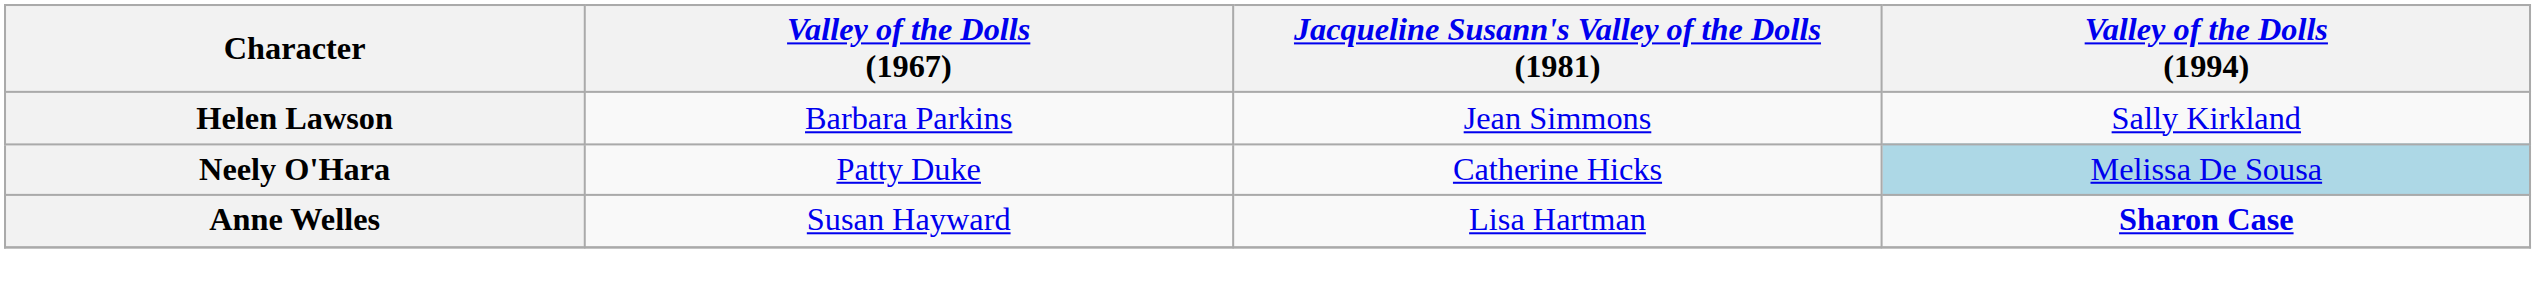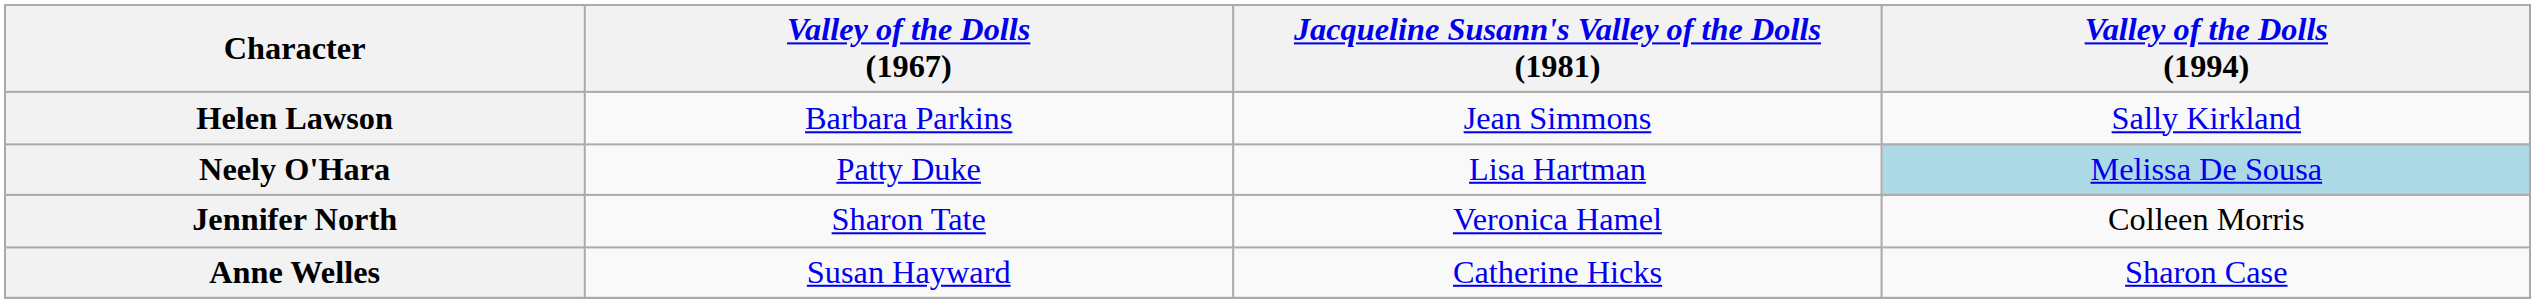(1558, 169) Catherine Hicks -> (1558, 169) Lisa Hartman
+ row: (295, 220)
(1558, 220) Lisa Hartman -> (1558, 271) Catherine Hicks
(2206, 220) bold -> (2206, 271) normal
